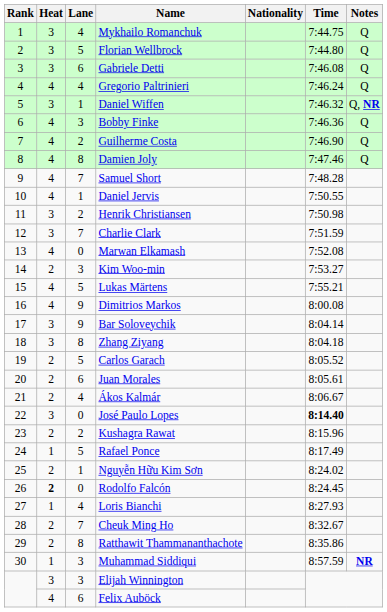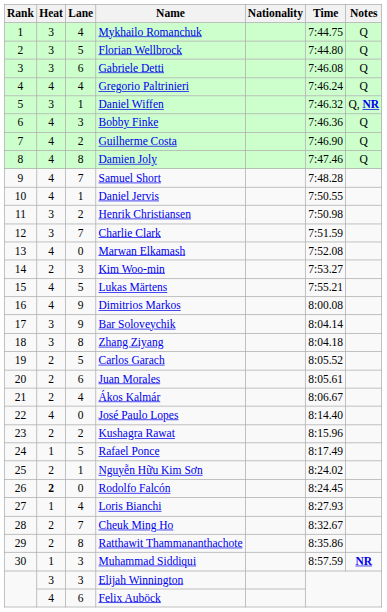(51, 415) 3 -> (51, 415) 4
(326, 415) bold -> (326, 415) normal
